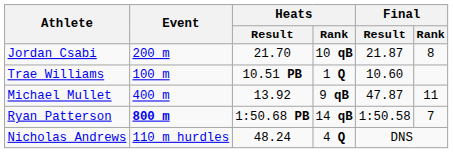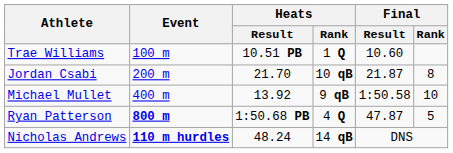rows swapped: (56, 75) <-> (52, 54)
(385, 96) 47.87 -> (385, 96) 1:50.58
(431, 96) 11 -> (431, 96) 10
(334, 116) 14 qB -> (334, 116) 4 Q
(385, 116) 1:50.58 -> (385, 116) 47.87
(431, 116) 7 -> (431, 116) 5
(181, 137) normal -> (181, 137) bold
(334, 137) 4 Q -> (334, 137) 14 qB
